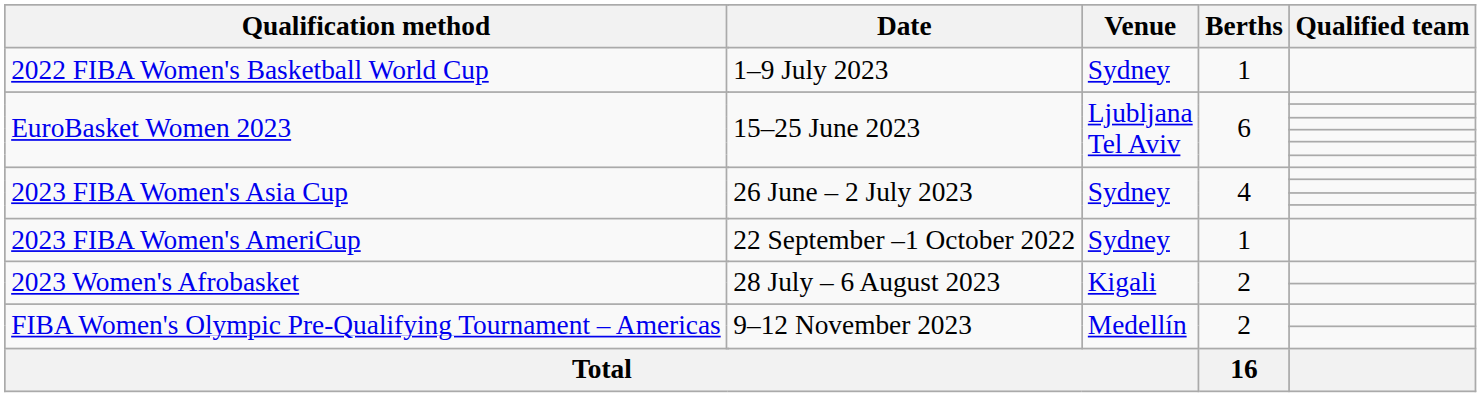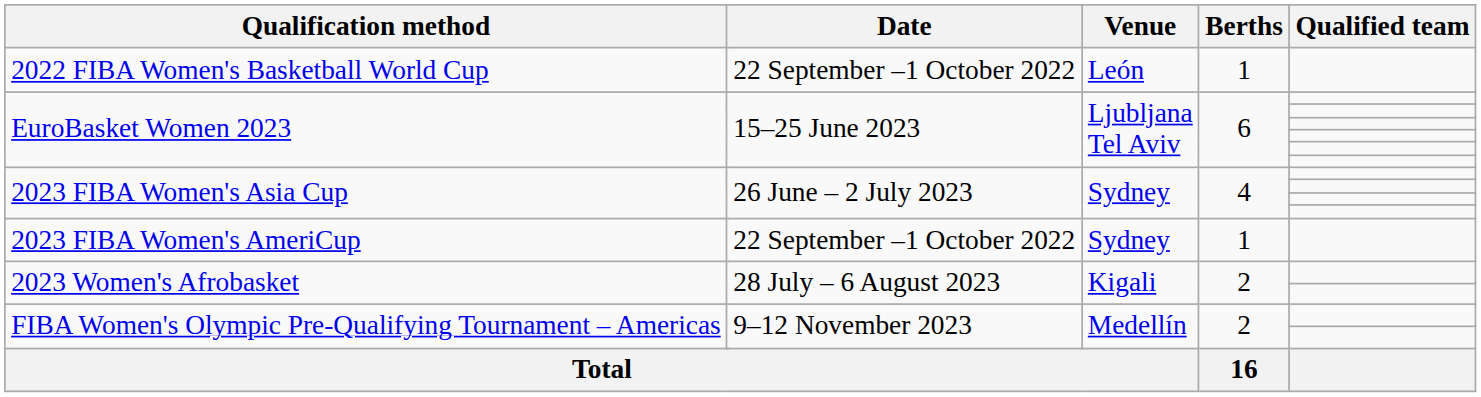(811, 69) 1–9 July 2023 -> (904, 69) 22 September –1 October 2022
(1129, 69) Sydney -> (1116, 69) León
